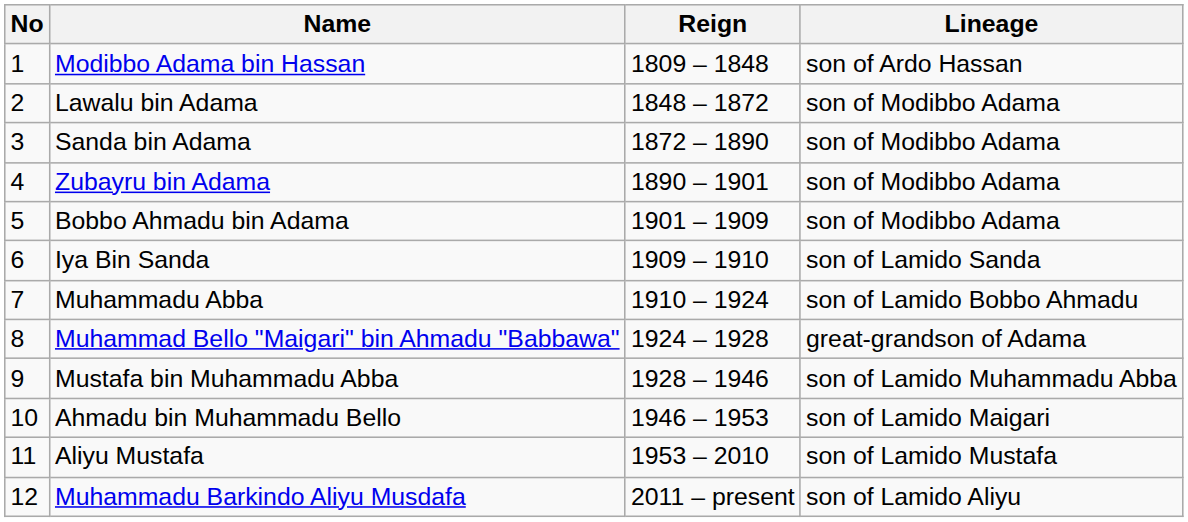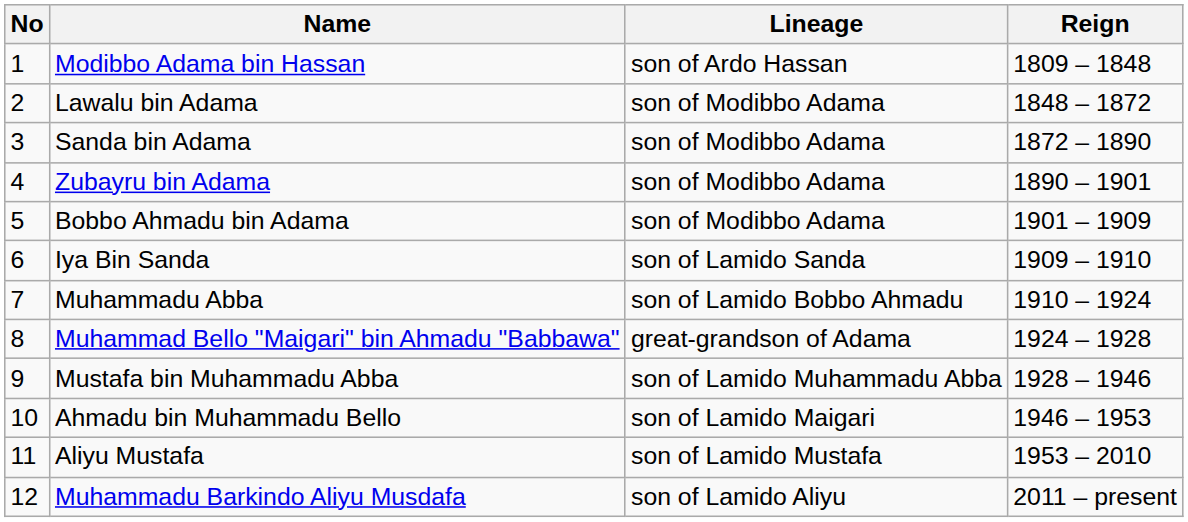columns swapped: (713, 24) <-> (991, 24)
